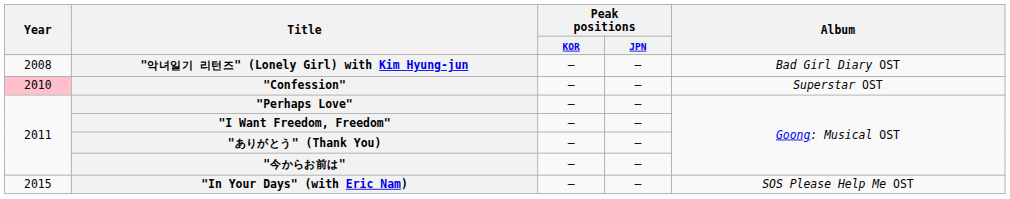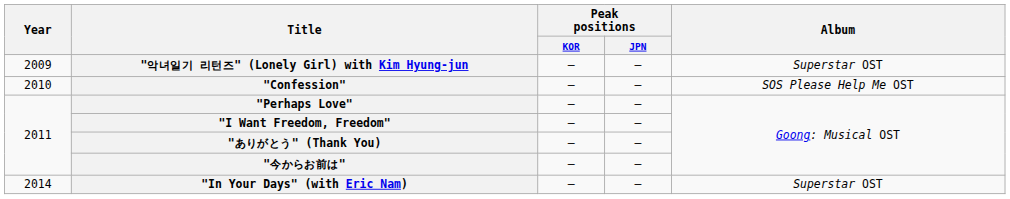(38, 66) 2008 -> (38, 66) 2009
(838, 66) Bad Girl Diary OST -> (838, 66) Superstar OST
(38, 86) pink background -> (38, 86) no background
(838, 86) Superstar OST -> (838, 86) SOS Please Help Me OST
(38, 184) 2015 -> (38, 184) 2014
(838, 184) SOS Please Help Me OST -> (838, 184) Superstar OST
